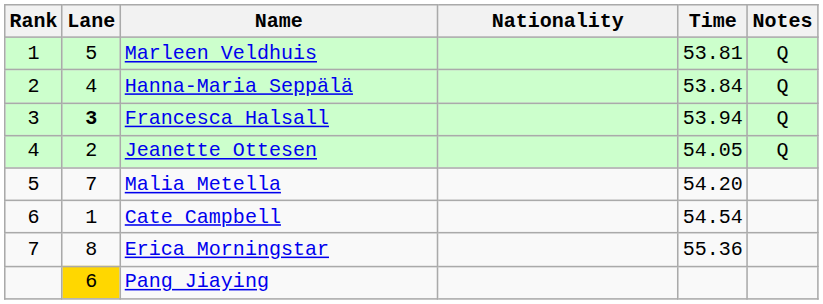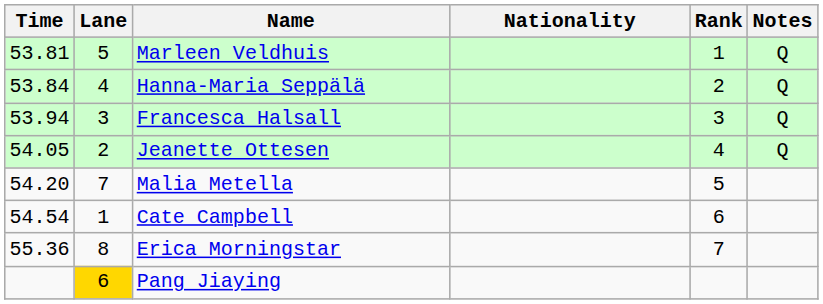columns swapped: (34, 21) <-> (713, 21)
(91, 119) bold -> (103, 119) normal
